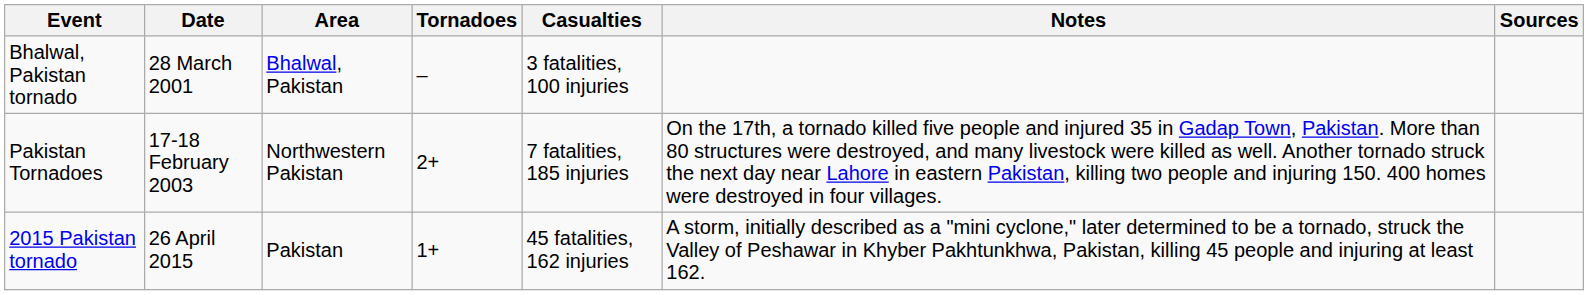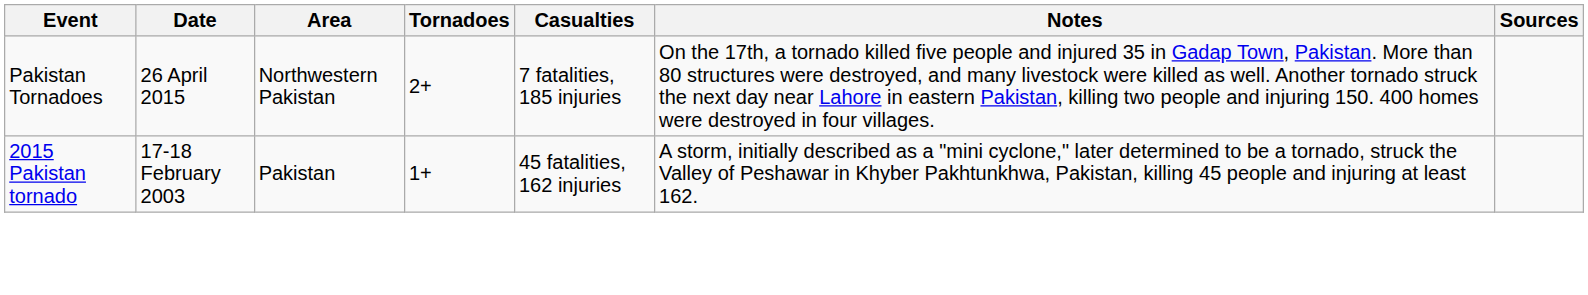- row: (48, 74)
(189, 162) 17-18 February 2003 -> (174, 85) 26 April 2015
(182, 250) 26 April 2015 -> (181, 173) 17-18 February 2003
